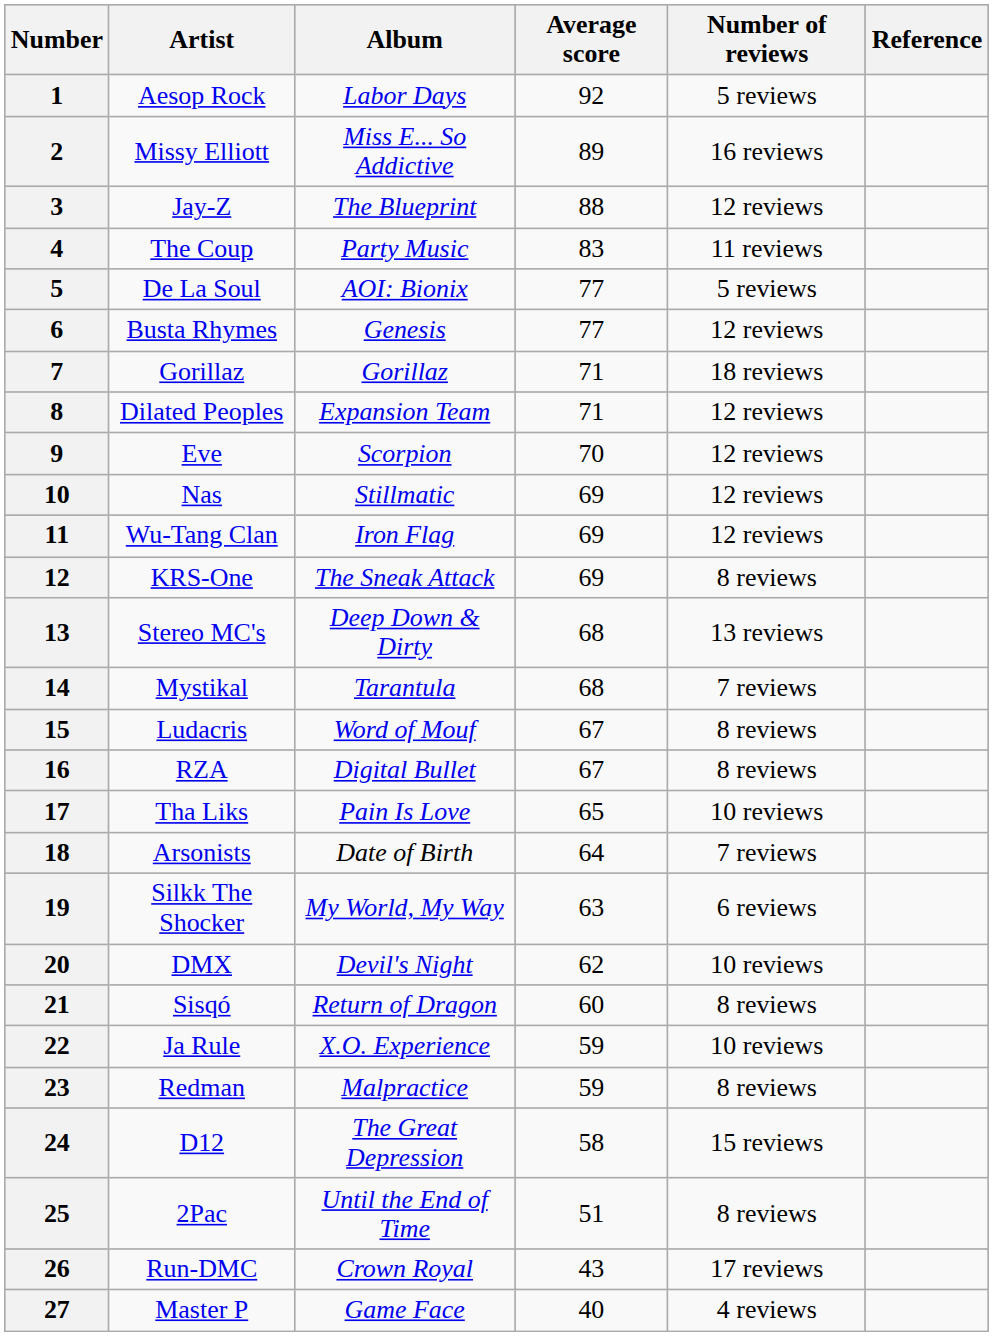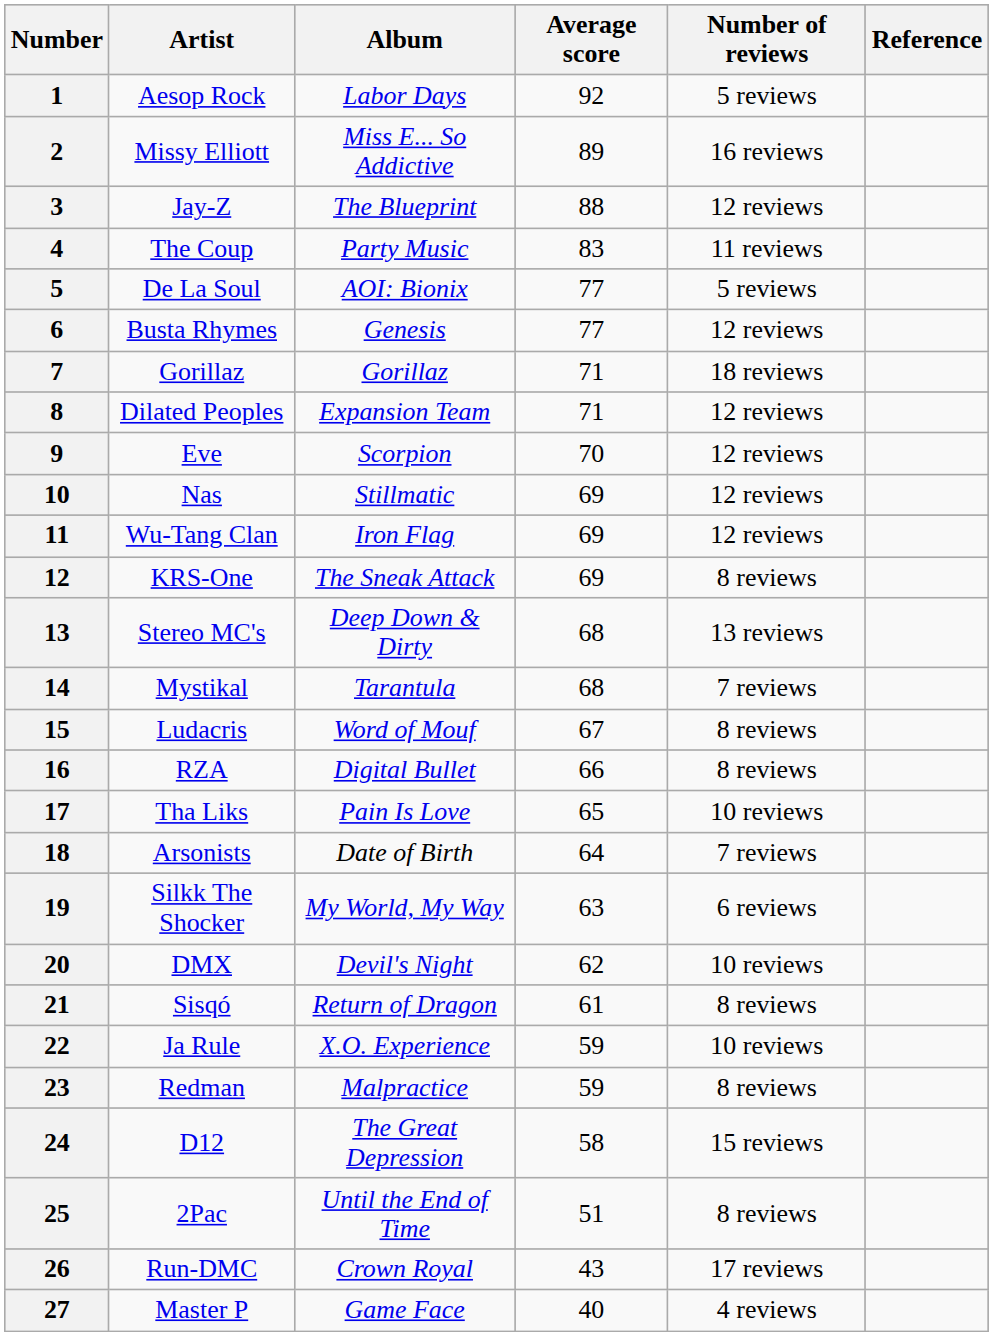(591, 770) 67 -> (591, 770) 66
(591, 1004) 60 -> (591, 1004) 61
